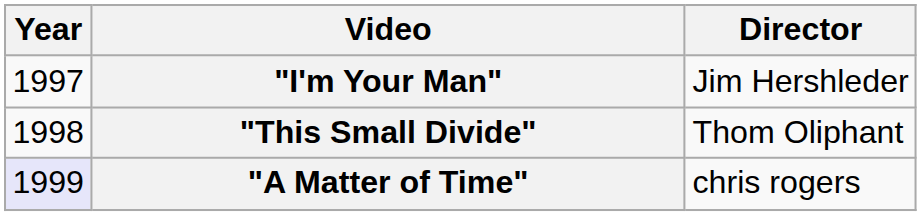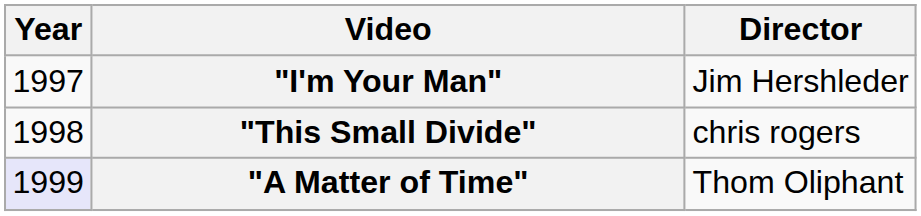(798, 132) Thom Oliphant -> (776, 132) chris rogers
(776, 183) chris rogers -> (798, 183) Thom Oliphant
